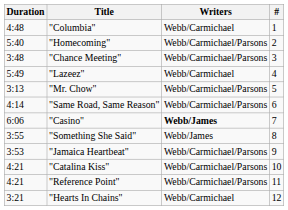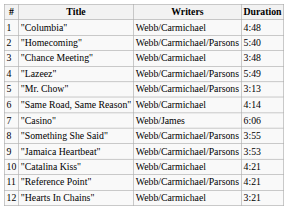columns swapped: (277, 12) <-> (26, 12)
(216, 58) Webb/Carmichael/Parsons -> (171, 58) Webb/Carmichael
(199, 74) Webb/Carmichael -> (187, 74) Webb/Carmichael/Parsons
(216, 105) Webb/Carmichael/Parsons -> (171, 105) Webb/Carmichael
(191, 120) bold -> (160, 120) normal
(188, 136) Webb/James -> (187, 136) Webb/Carmichael/Parsons
(216, 167) Webb/Carmichael/Parsons -> (171, 167) Webb/Carmichael
